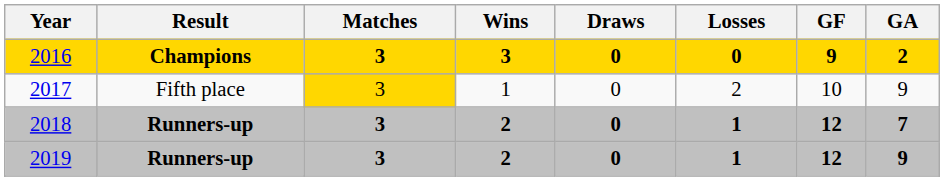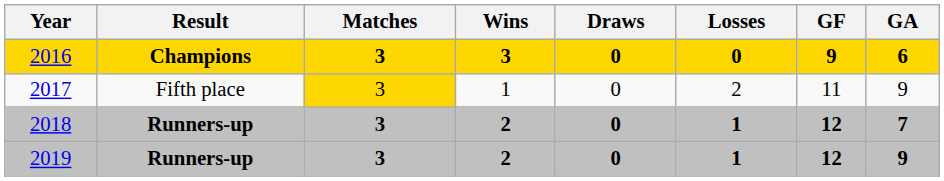(903, 56) 2 -> (903, 56) 6
(831, 90) 10 -> (831, 90) 11
